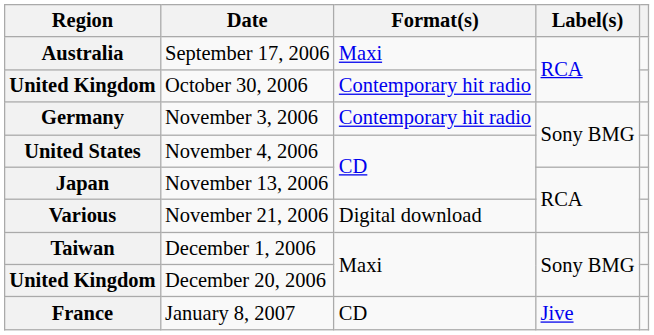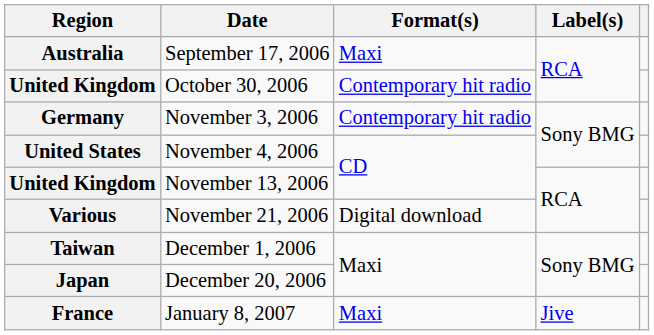(82, 183) Japan -> (82, 183) United Kingdom
(82, 280) United Kingdom -> (82, 280) Japan
(353, 313) CD -> (360, 313) Maxi
